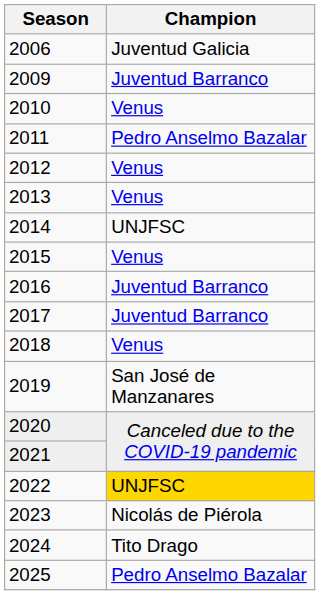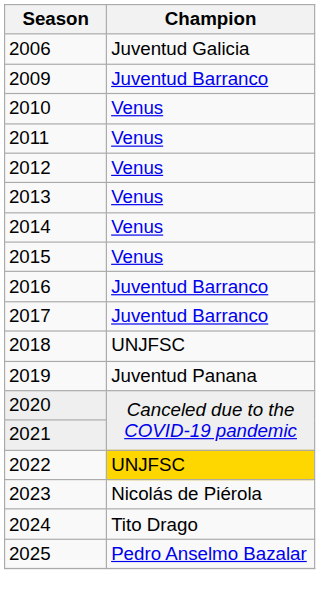(209, 138) Pedro Anselmo Bazalar -> (137, 138) Venus
(148, 227) UNJFSC -> (137, 227) Venus
(137, 345) Venus -> (148, 345) UNJFSC
(163, 386) San José de Manzanares -> (184, 375) Juventud Panana
